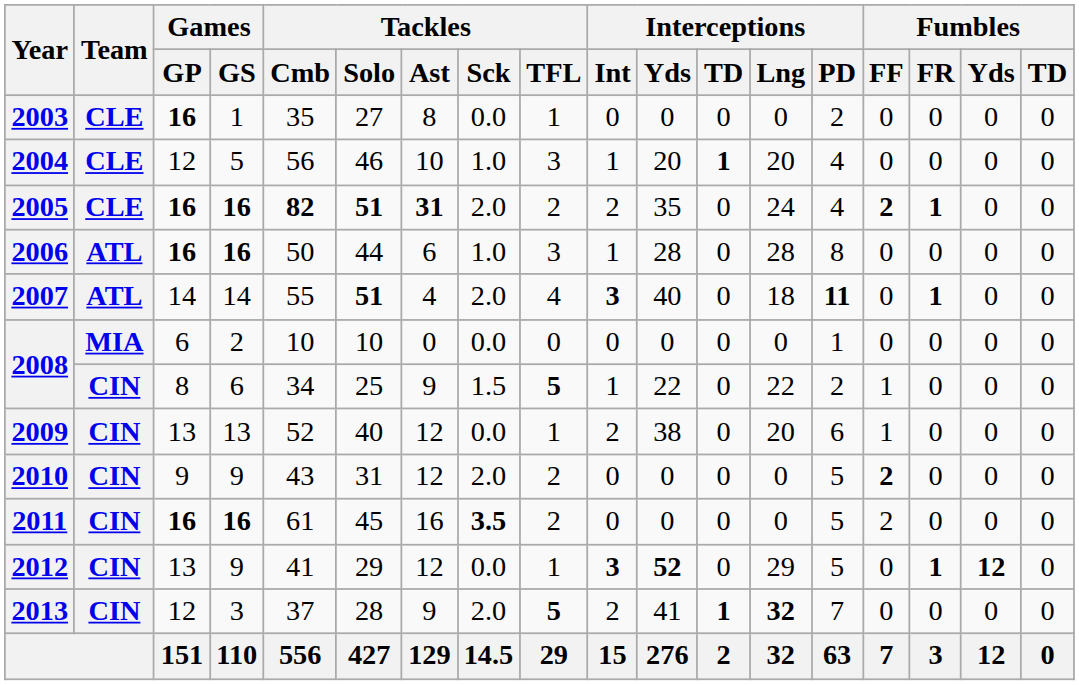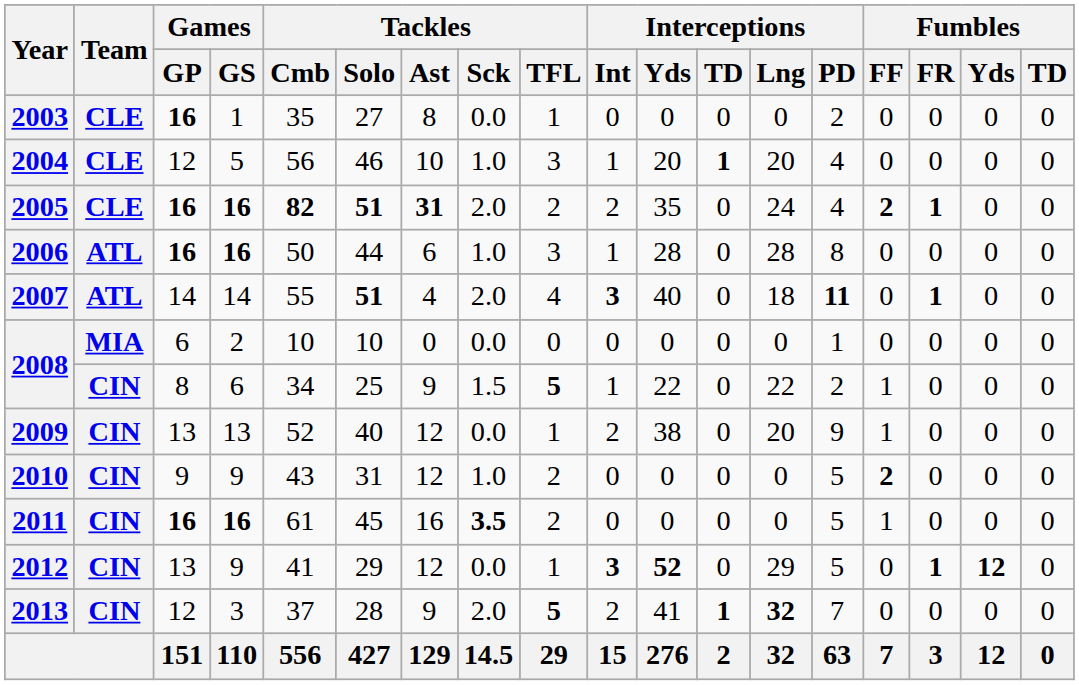(837, 431) 6 -> (837, 431) 9
(488, 476) 2.0 -> (488, 476) 1.0
(886, 521) 2 -> (886, 521) 1
